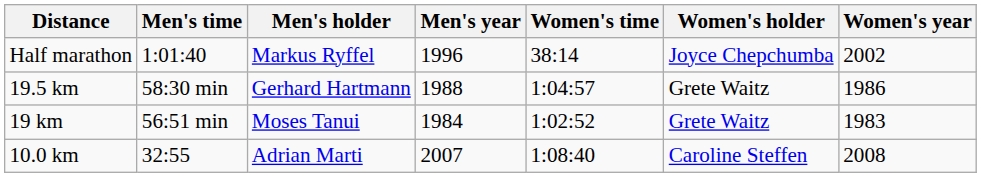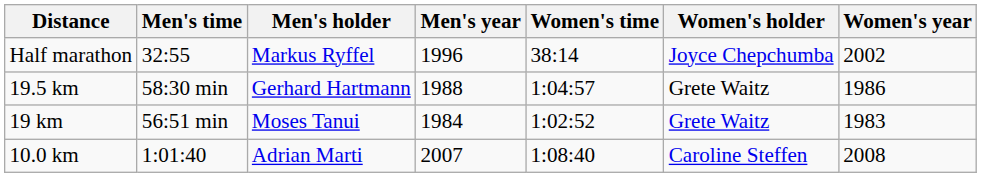(174, 54) 1:01:40 -> (166, 54) 32:55
(166, 155) 32:55 -> (174, 155) 1:01:40
